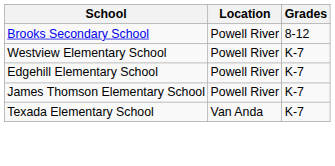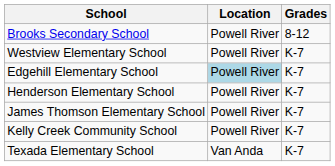(245, 72) no background -> (245, 72) lightblue background
+ row: (91, 92)
+ row: (92, 131)
